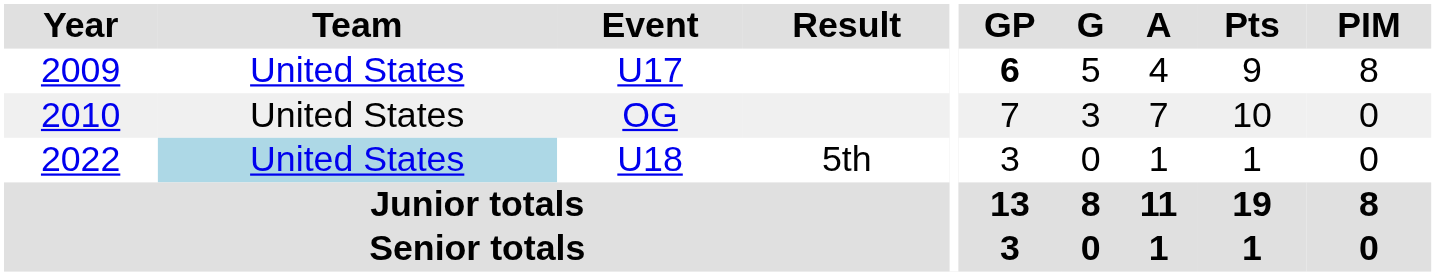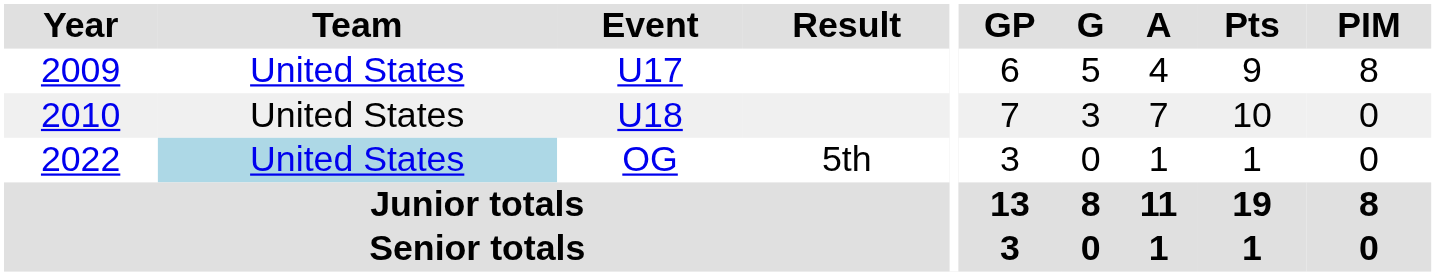(1010, 70) bold -> (1010, 70) normal
(650, 114) OG -> (650, 114) U18
(650, 159) U18 -> (650, 159) OG
